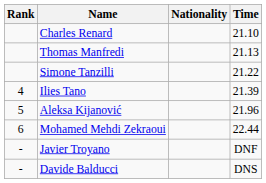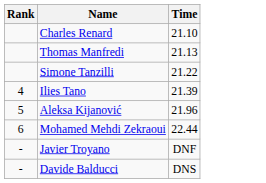- column: (199, 14)
